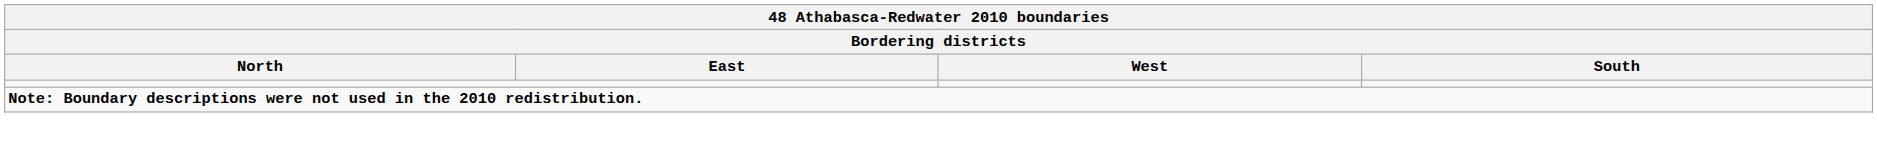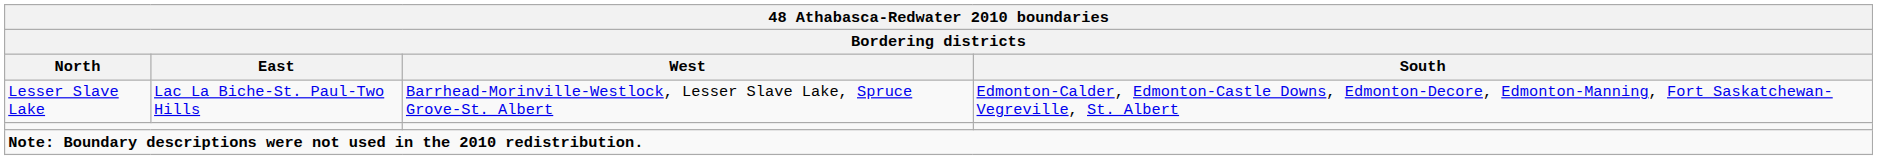+ row: (63, 101)
